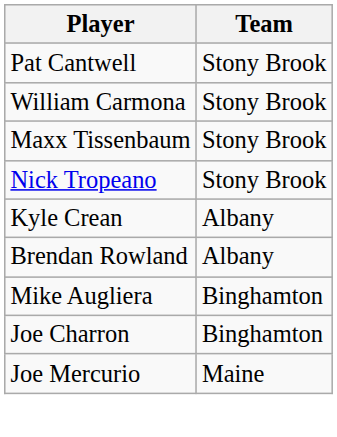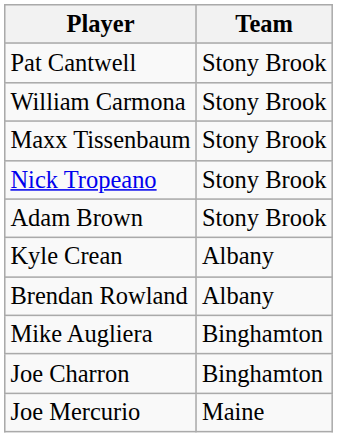+ row: (77, 218)
